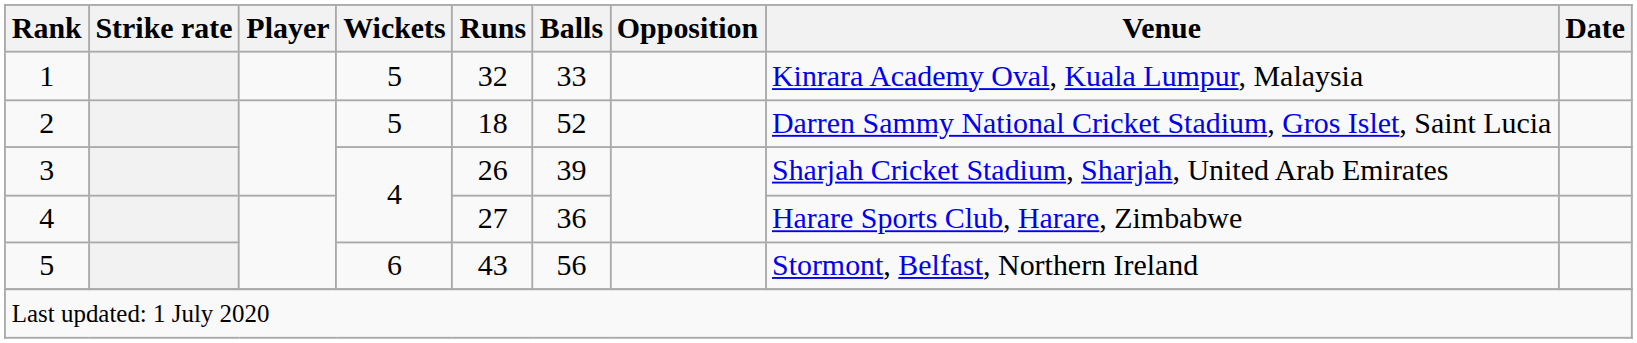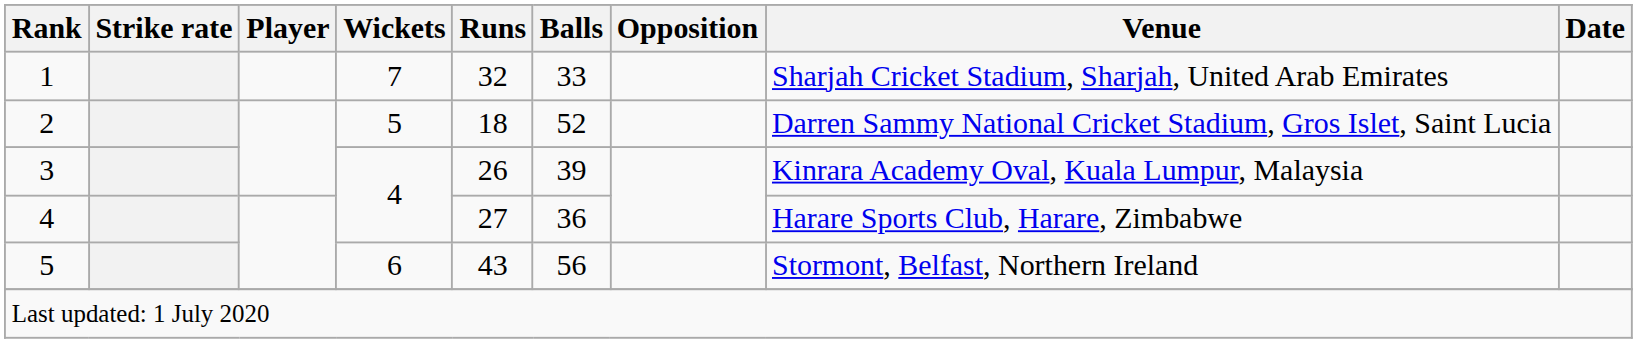(394, 75) 5 -> (394, 75) 7
(1068, 75) Kinrara Academy Oval, Kuala Lumpur, Malaysia -> (1110, 75) Sharjah Cricket Stadium, Sharjah, United Arab Emirates
(1110, 170) Sharjah Cricket Stadium, Sharjah, United Arab Emirates -> (1068, 170) Kinrara Academy Oval, Kuala Lumpur, Malaysia
